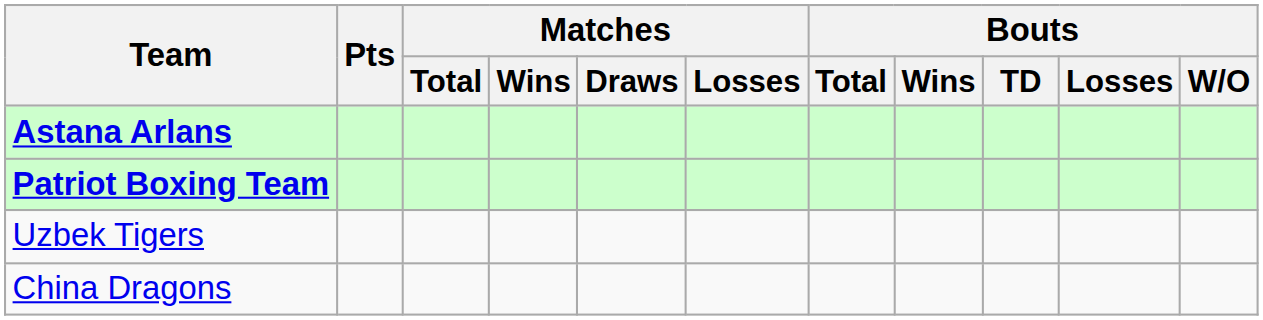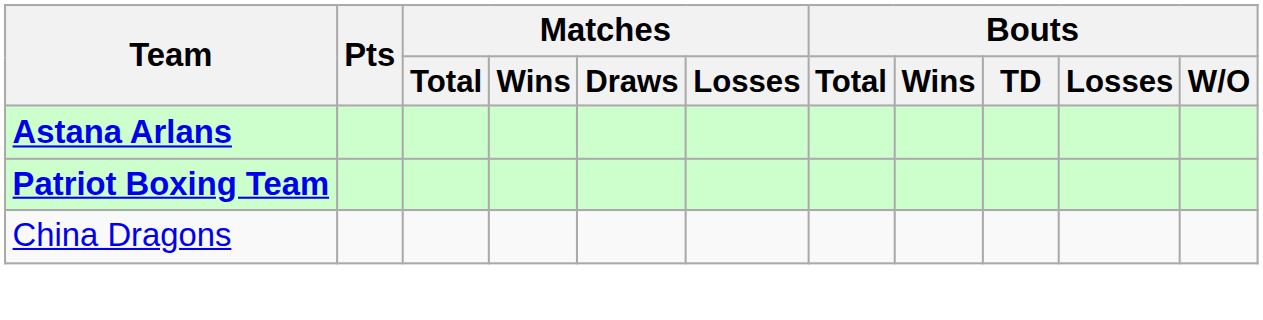- row: (108, 235)
